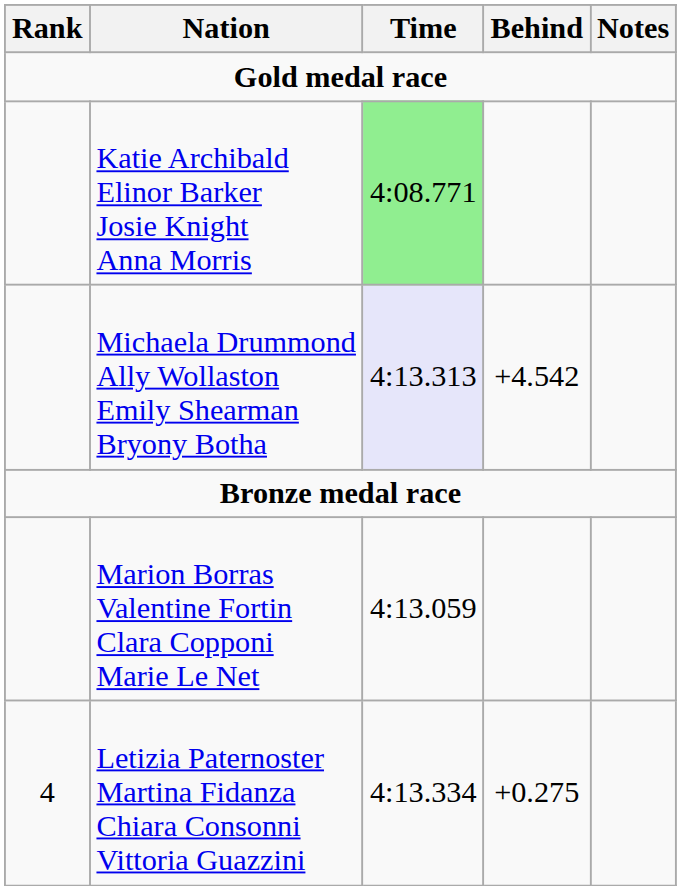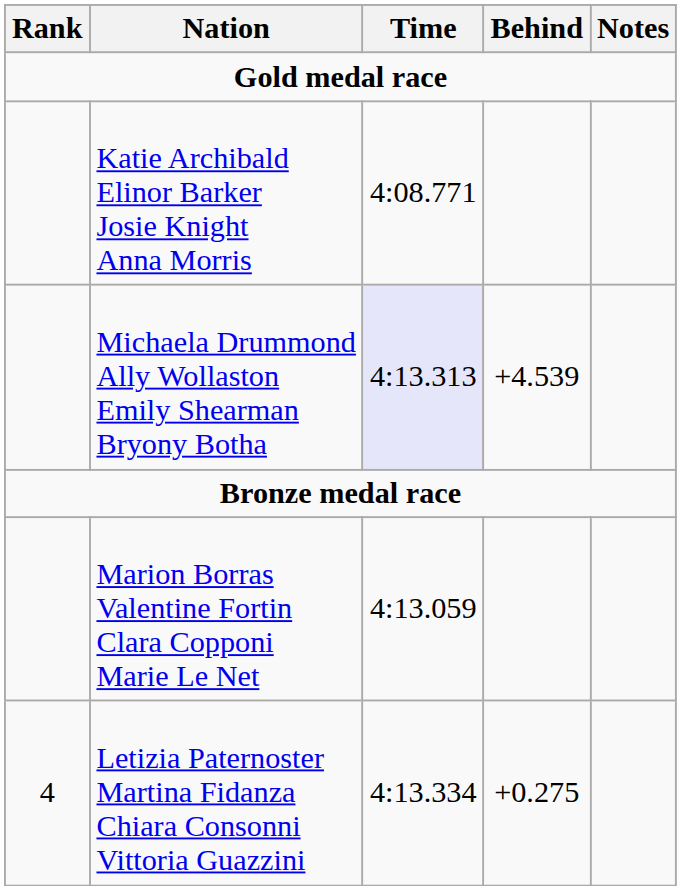(423, 192) lightgreen background -> (423, 192) no background
(537, 376) +4.542 -> (537, 376) +4.539
